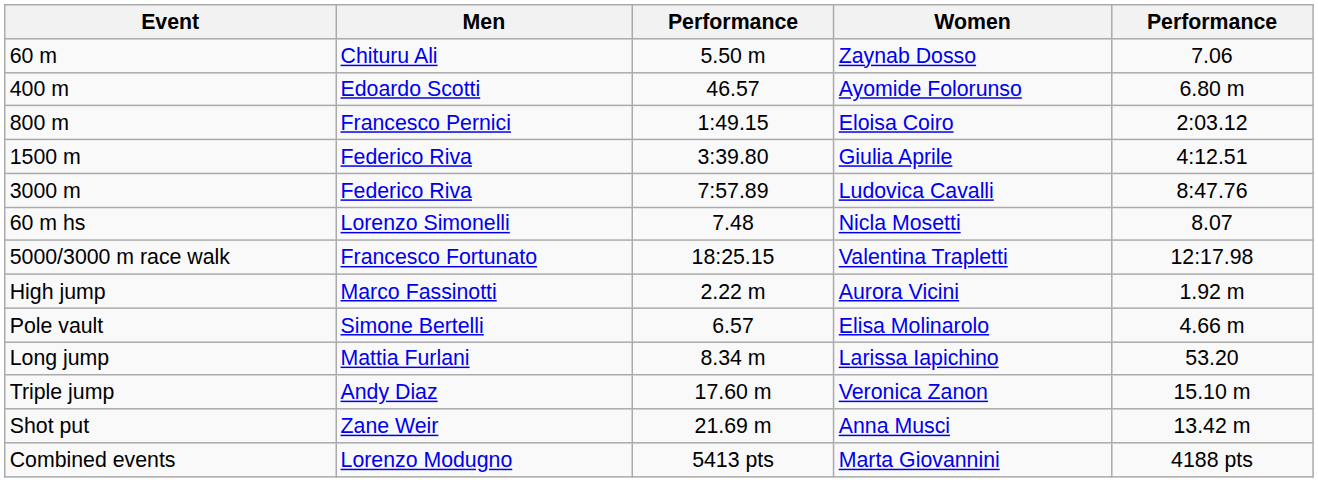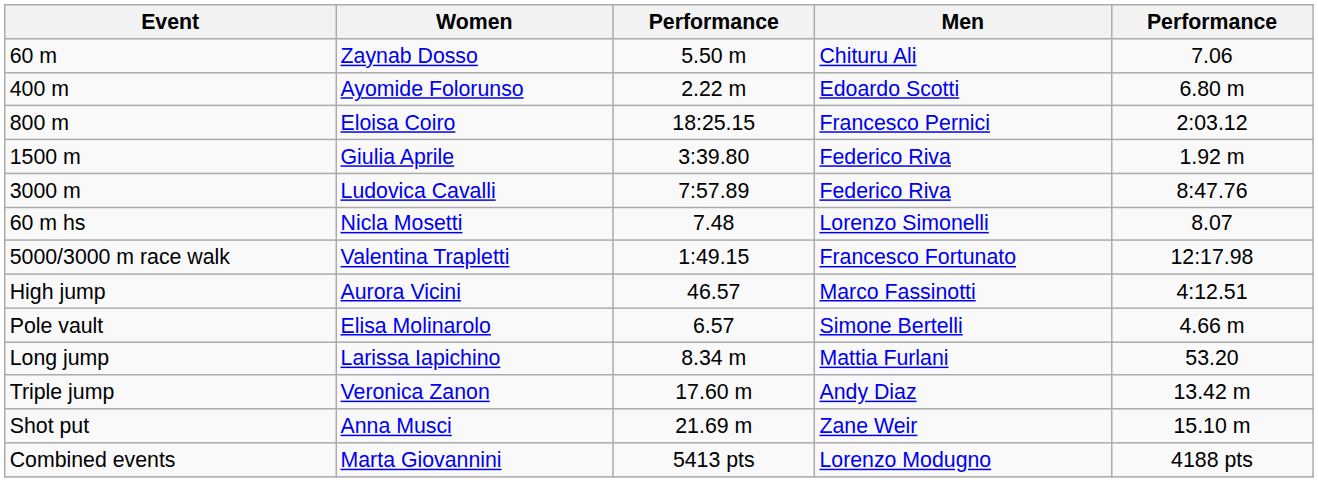columns swapped: (484, 22) <-> (972, 22)
(733, 89) 46.57 -> (714, 89) 2.22 m
(733, 123) 1:49.15 -> (714, 123) 18:25.15
(1212, 157) 4:12.51 -> (1212, 157) 1.92 m
(733, 258) 18:25.15 -> (714, 258) 1:49.15
(733, 291) 2.22 m -> (714, 291) 46.57
(1212, 291) 1.92 m -> (1212, 291) 4:12.51
(1212, 392) 15.10 m -> (1212, 392) 13.42 m
(1212, 426) 13.42 m -> (1212, 426) 15.10 m
